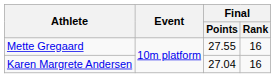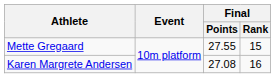(255, 47) 16 -> (255, 47) 15
(222, 64) 27.04 -> (222, 64) 27.08
